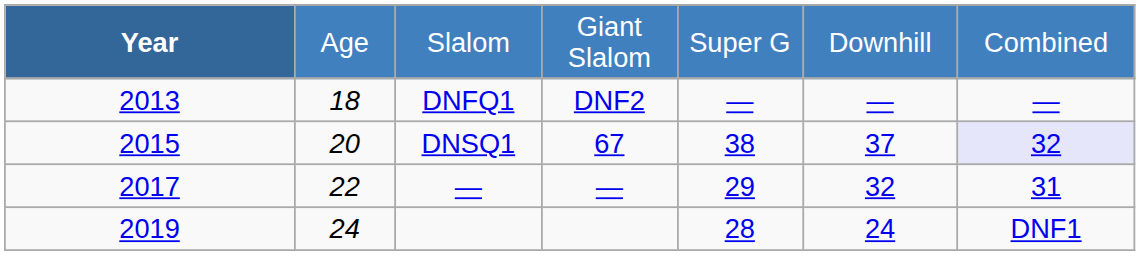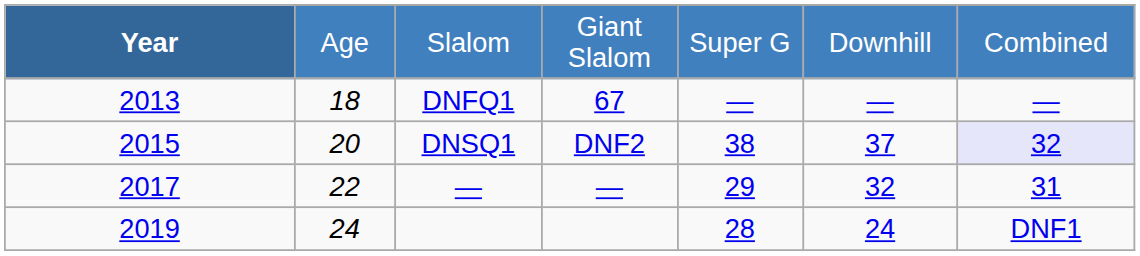(609, 100) DNF2 -> (609, 100) 67
(609, 143) 67 -> (609, 143) DNF2
